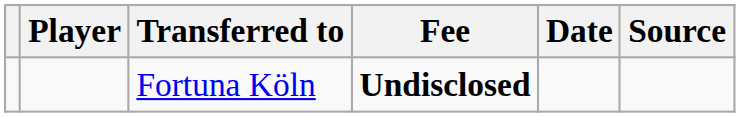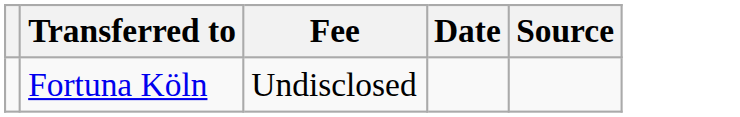- column: (75, 31)
(445, 84) bold -> (334, 84) normal
